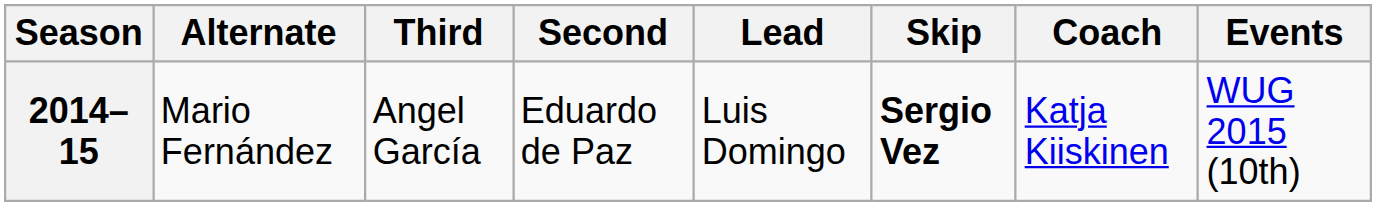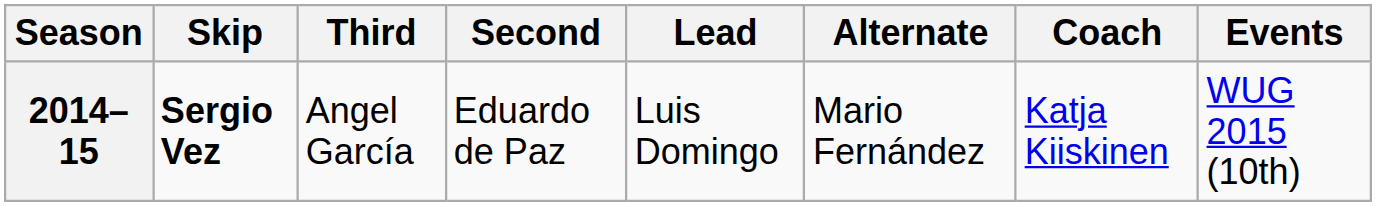columns swapped: (944, 33) <-> (258, 33)
